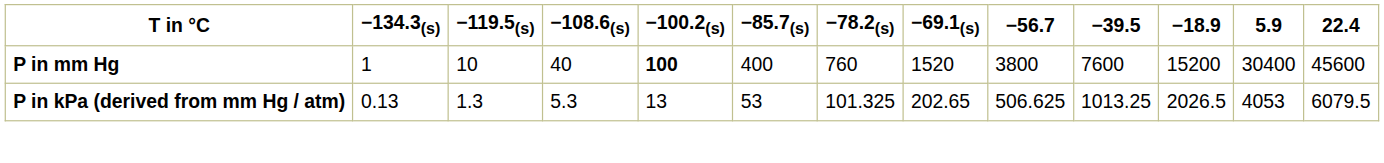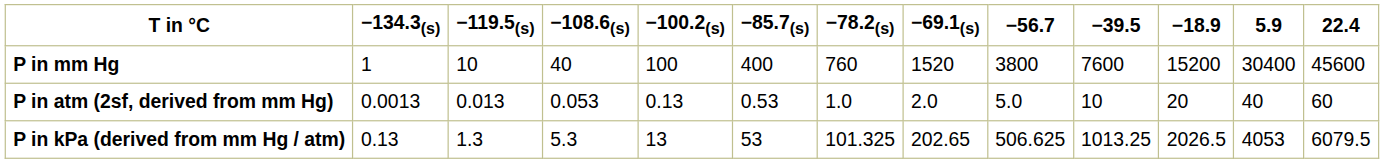(662, 64) bold -> (662, 64) normal
+ row: (173, 102)
